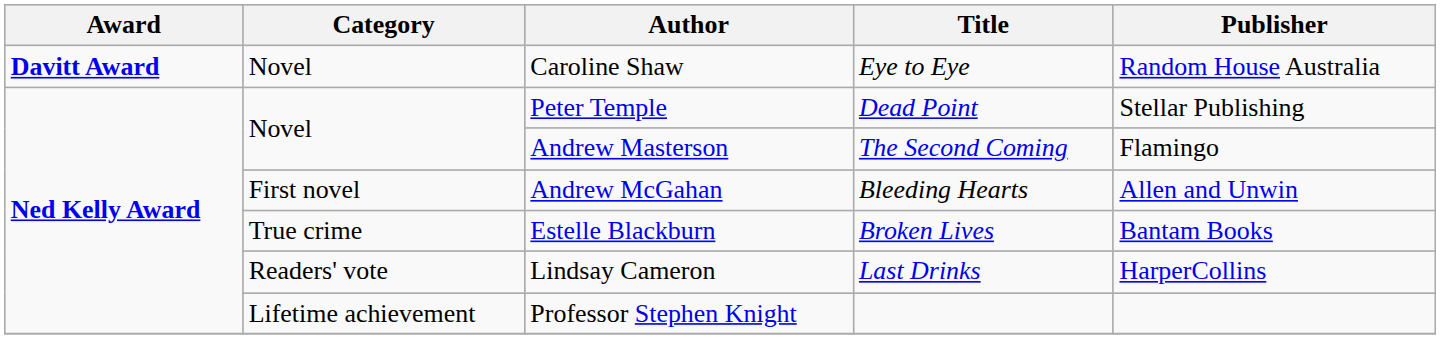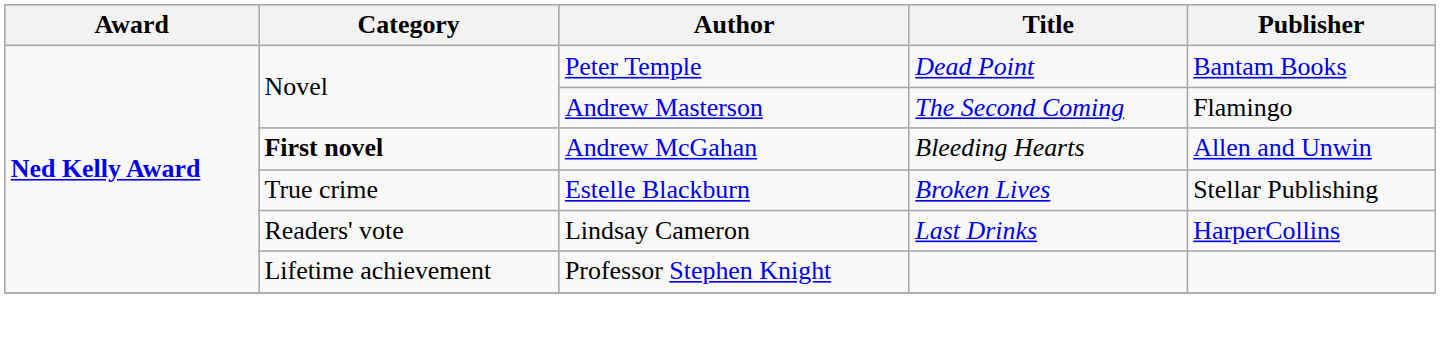- row: (607, 66)
(1212, 107) Stellar Publishing -> (1270, 66) Bantam Books
(304, 189) normal -> (324, 148) bold
(1196, 230) Bantam Books -> (1286, 189) Stellar Publishing
